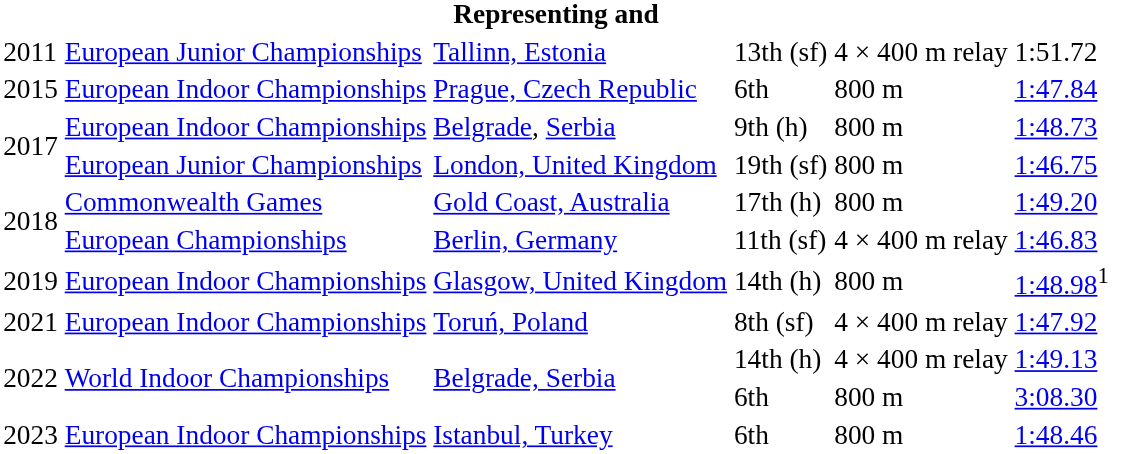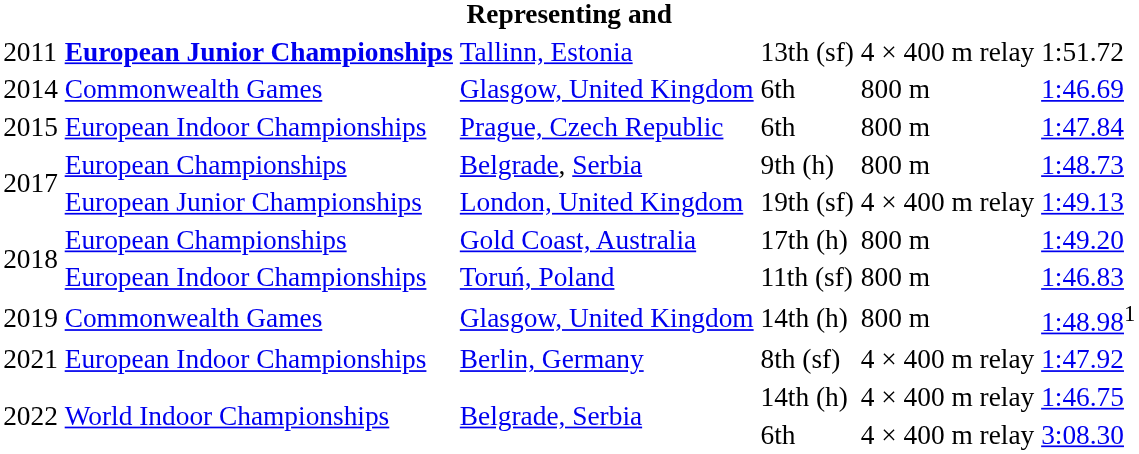(243, 51) normal -> (259, 51) bold
+ row: (30, 89)
(246, 127) European Indoor Championships -> (206, 164) European Championships
(869, 164) 800 m -> (948, 202) 4 × 400 m relay
(1056, 164) 1:46.75 -> (1083, 202) 1:49.13
(193, 202) Commonwealth Games -> (206, 239) European Championships
(206, 239) European Championships -> (246, 277) European Indoor Championships
(525, 239) Berlin, Germany -> (537, 277) Toruń, Poland
(921, 239) 4 × 400 m relay -> (895, 277) 800 m
(246, 281) European Indoor Championships -> (193, 318) Commonwealth Games
(511, 322) Toruń, Poland -> (552, 360) Berlin, Germany
(1056, 360) 1:49.13 -> (1083, 397) 1:46.75
(869, 397) 800 m -> (948, 435) 4 × 400 m relay
- row: (30, 435)
